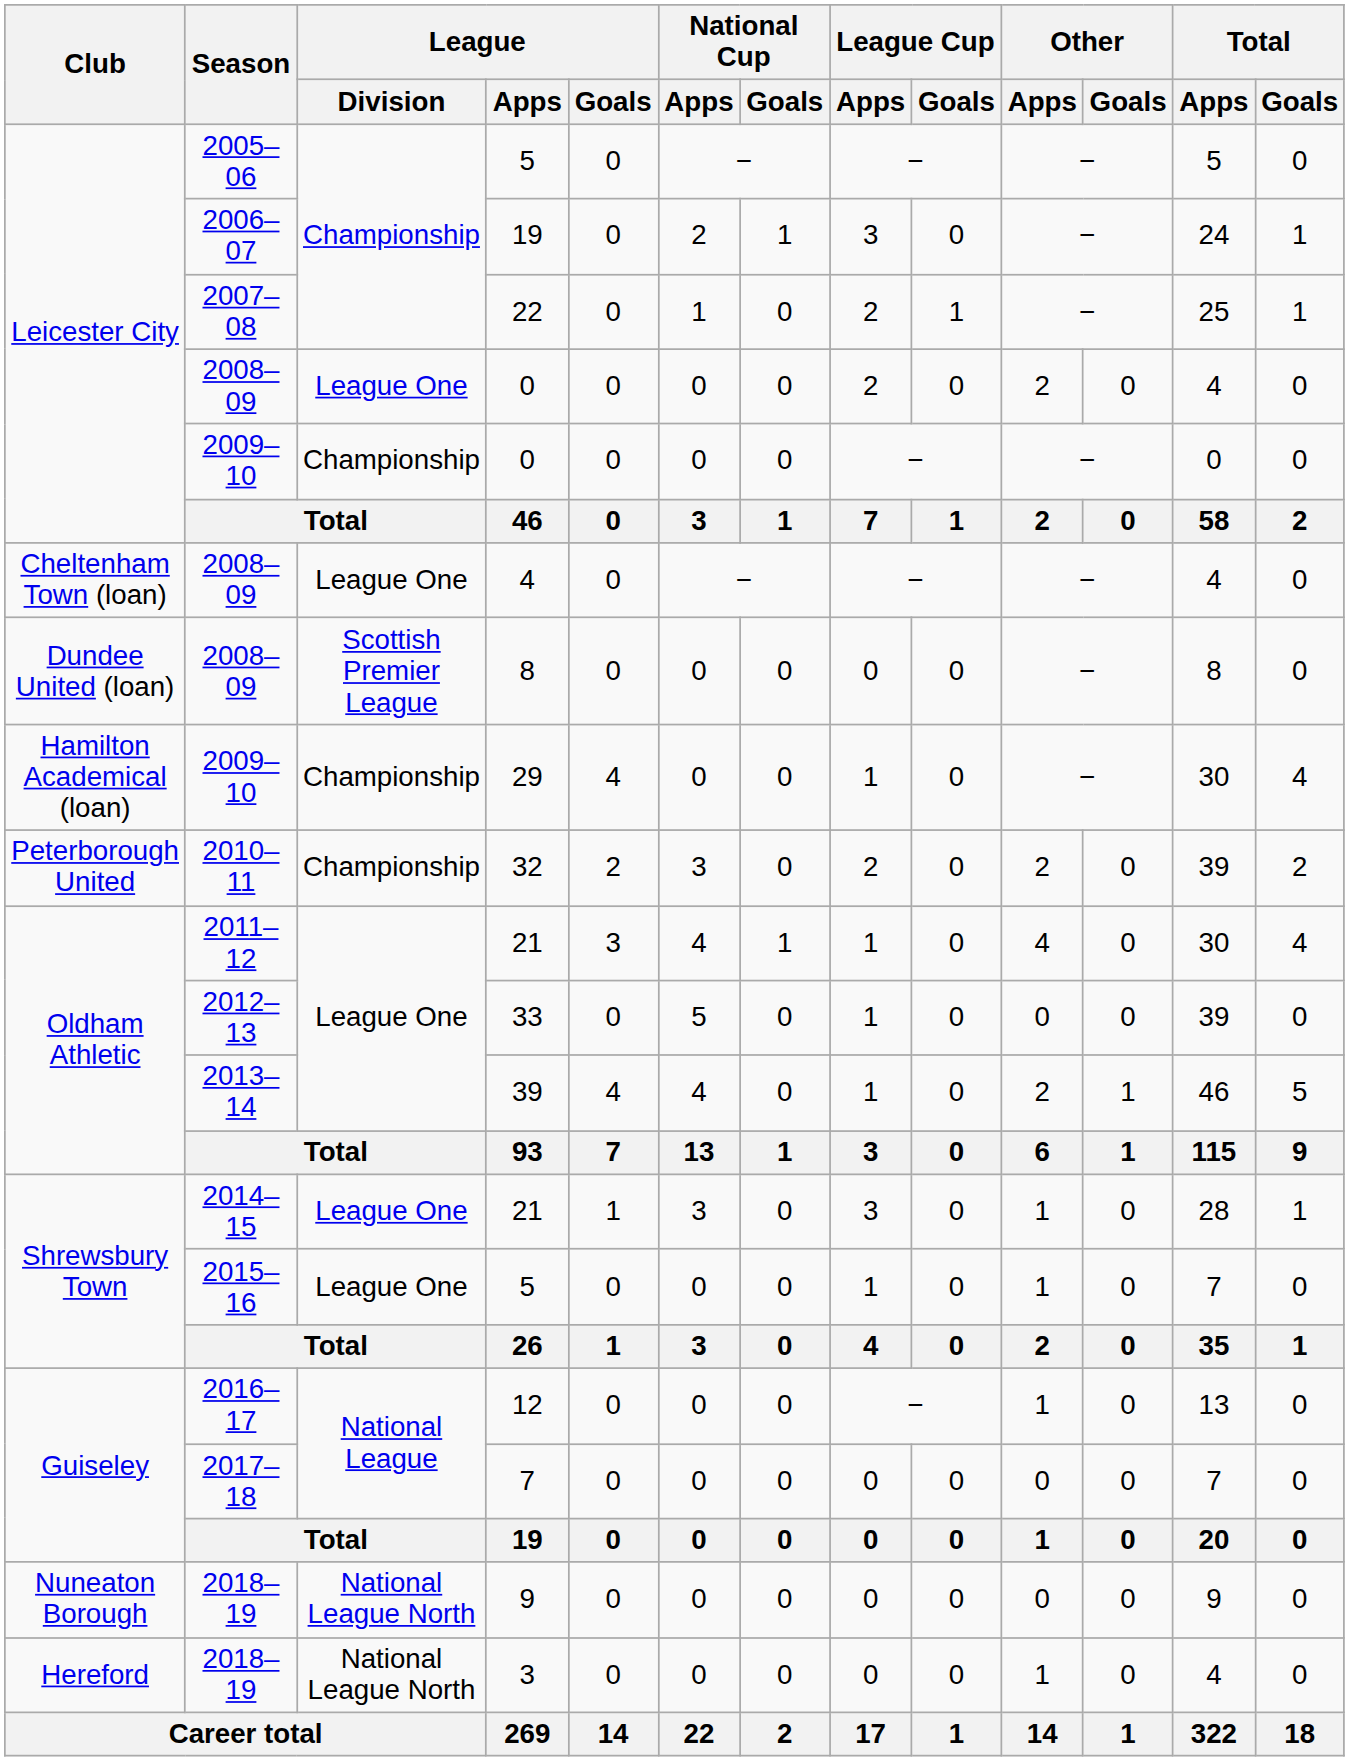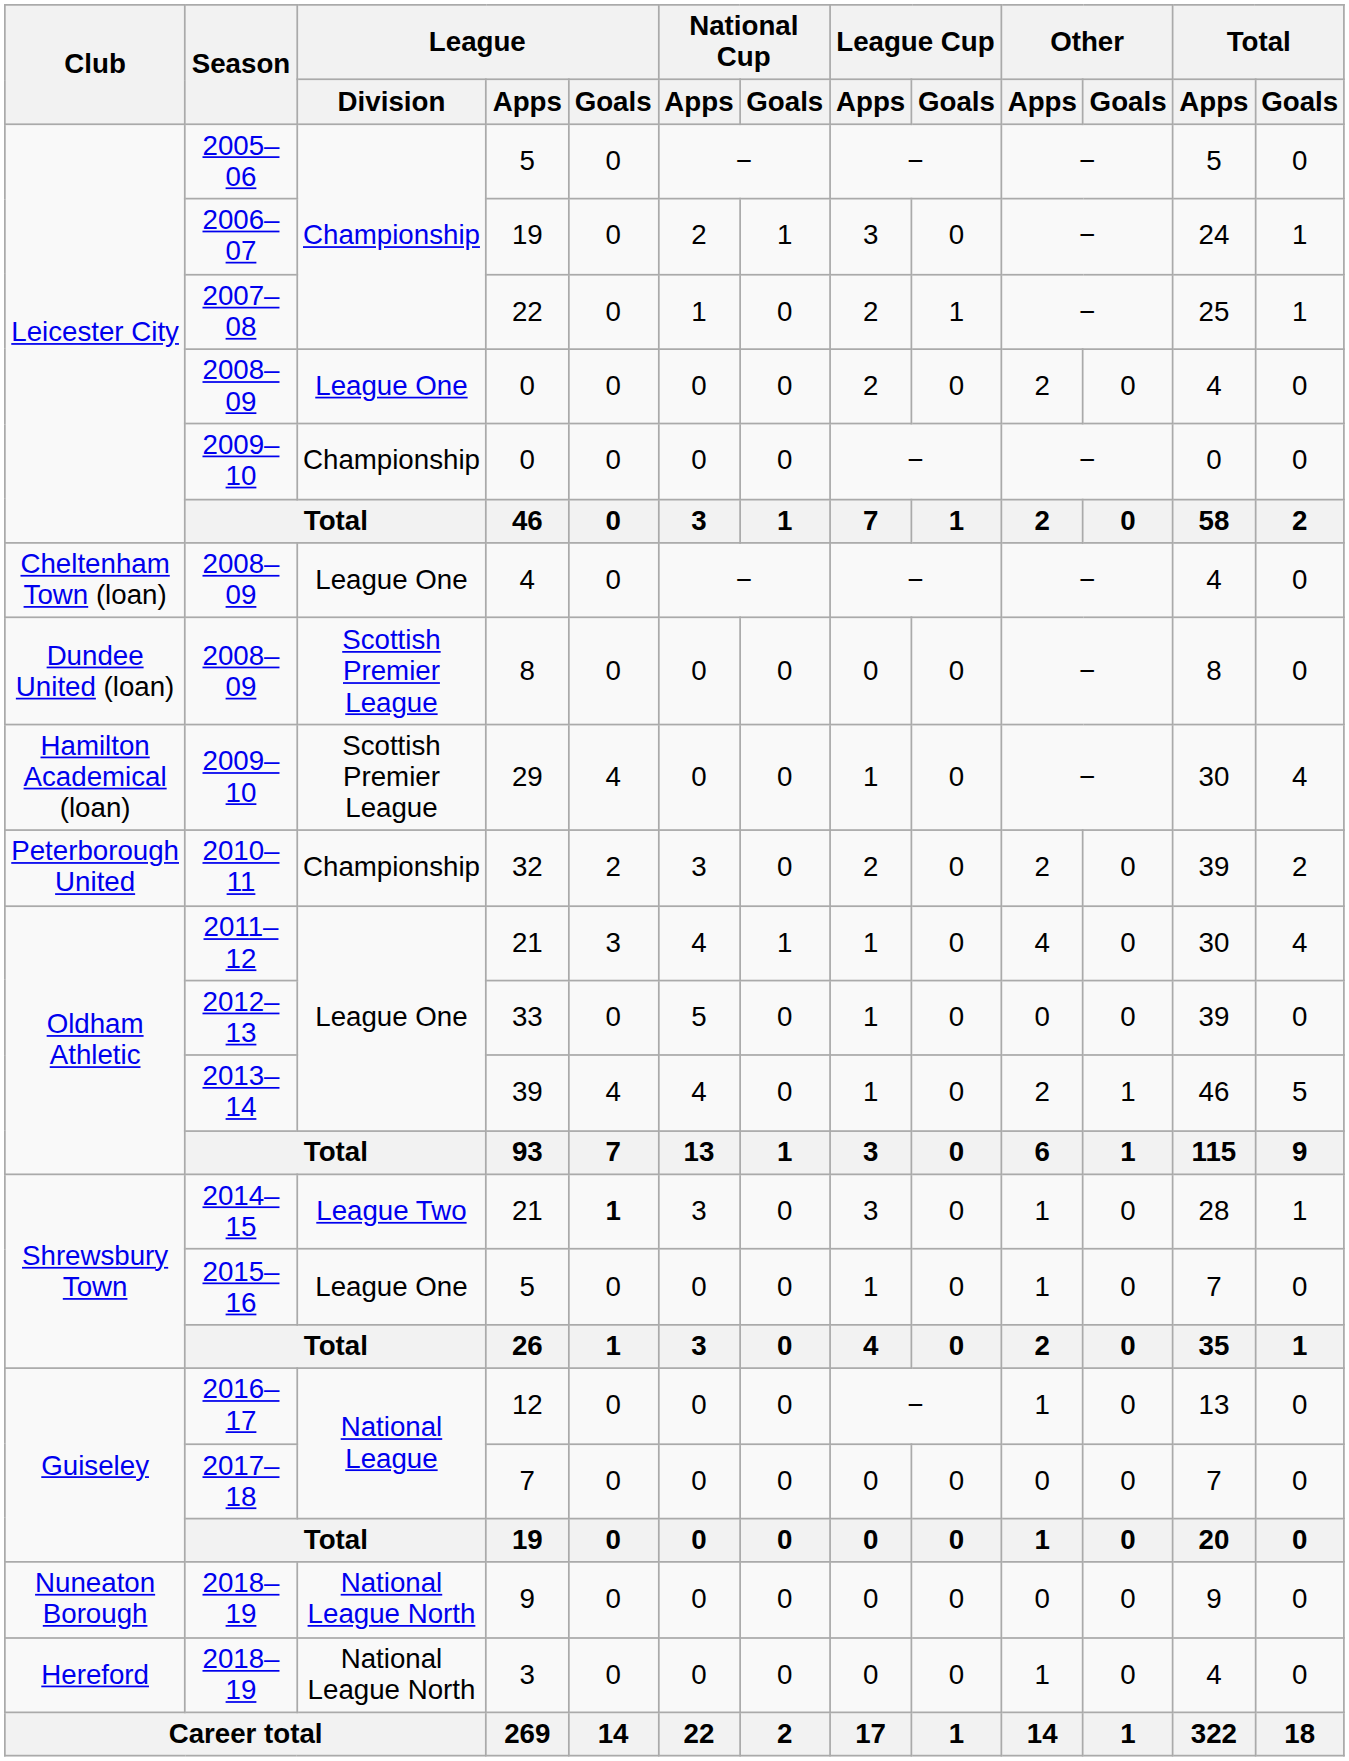(391, 776) Championship -> (391, 776) Scottish Premier League
(391, 1211) League One -> (391, 1211) League Two
(613, 1211) normal -> (613, 1211) bold
